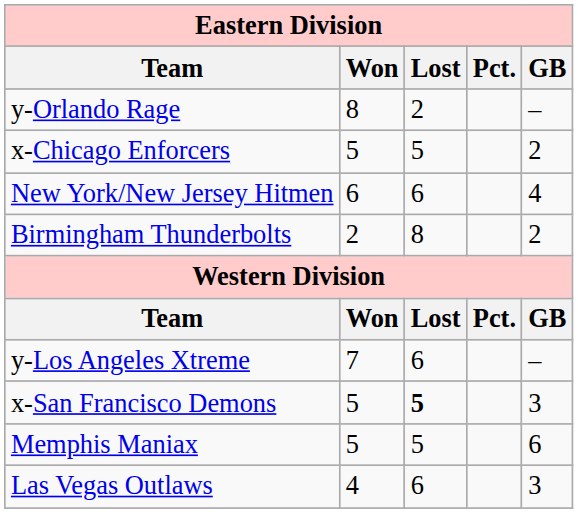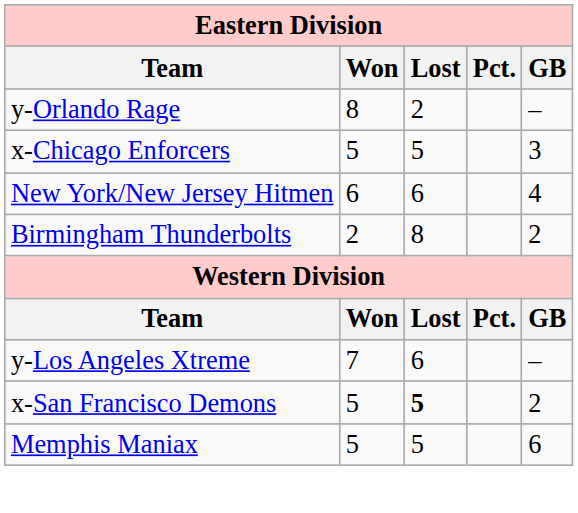(535, 151) 2 -> (535, 151) 3
(535, 402) 3 -> (535, 402) 2
- row: (112, 485)
